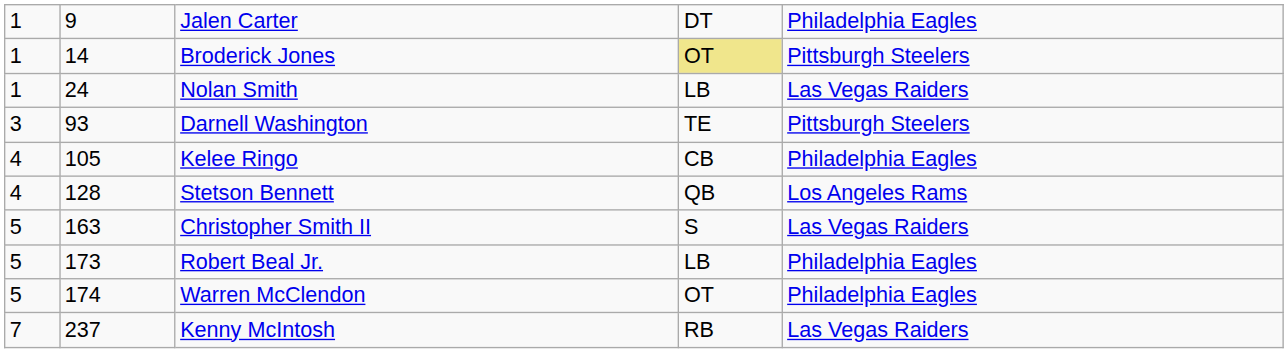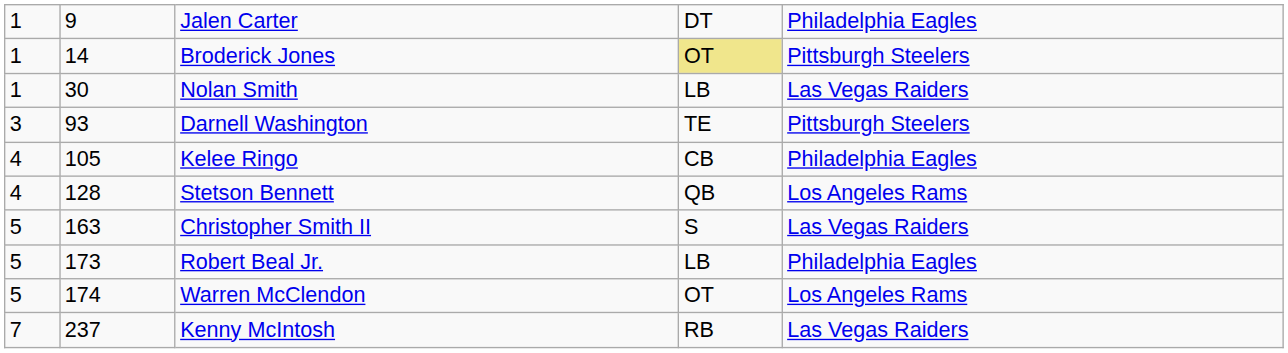(77, 90) 24 -> (77, 90) 30
(882, 295) Philadelphia Eagles -> (877, 295) Los Angeles Rams
